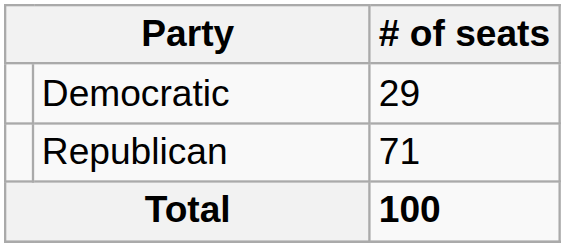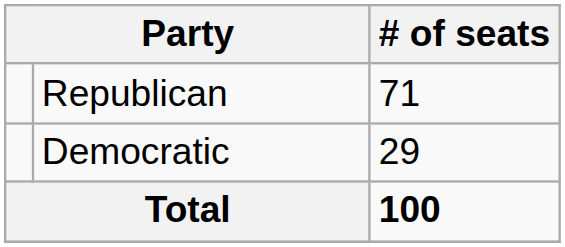rows swapped: (135, 151) <-> (136, 92)
